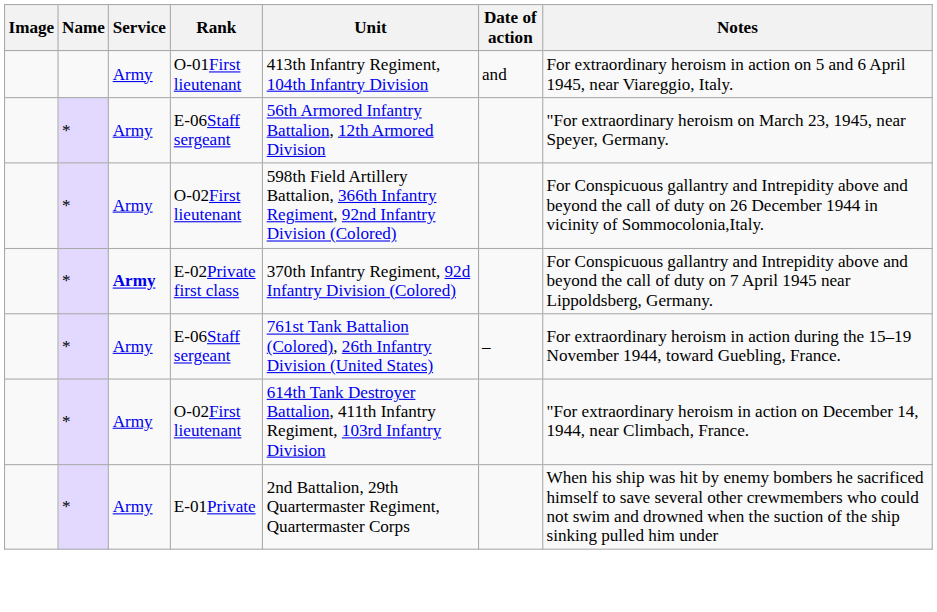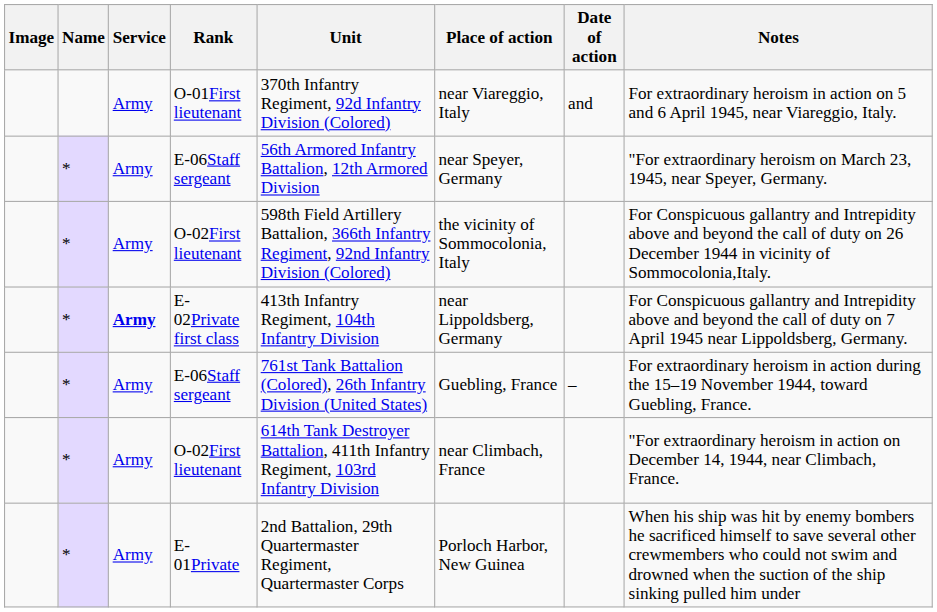+ column: (499, 37)
(353, 74) 413th Infantry Regiment, 104th Infantry Division -> (341, 103) 370th Infantry Regiment, 92d Infantry Division (Colored)
(368, 280) 370th Infantry Regiment, 92d Infantry Division (Colored) -> (320, 319) 413th Infantry Regiment, 104th Infantry Division
